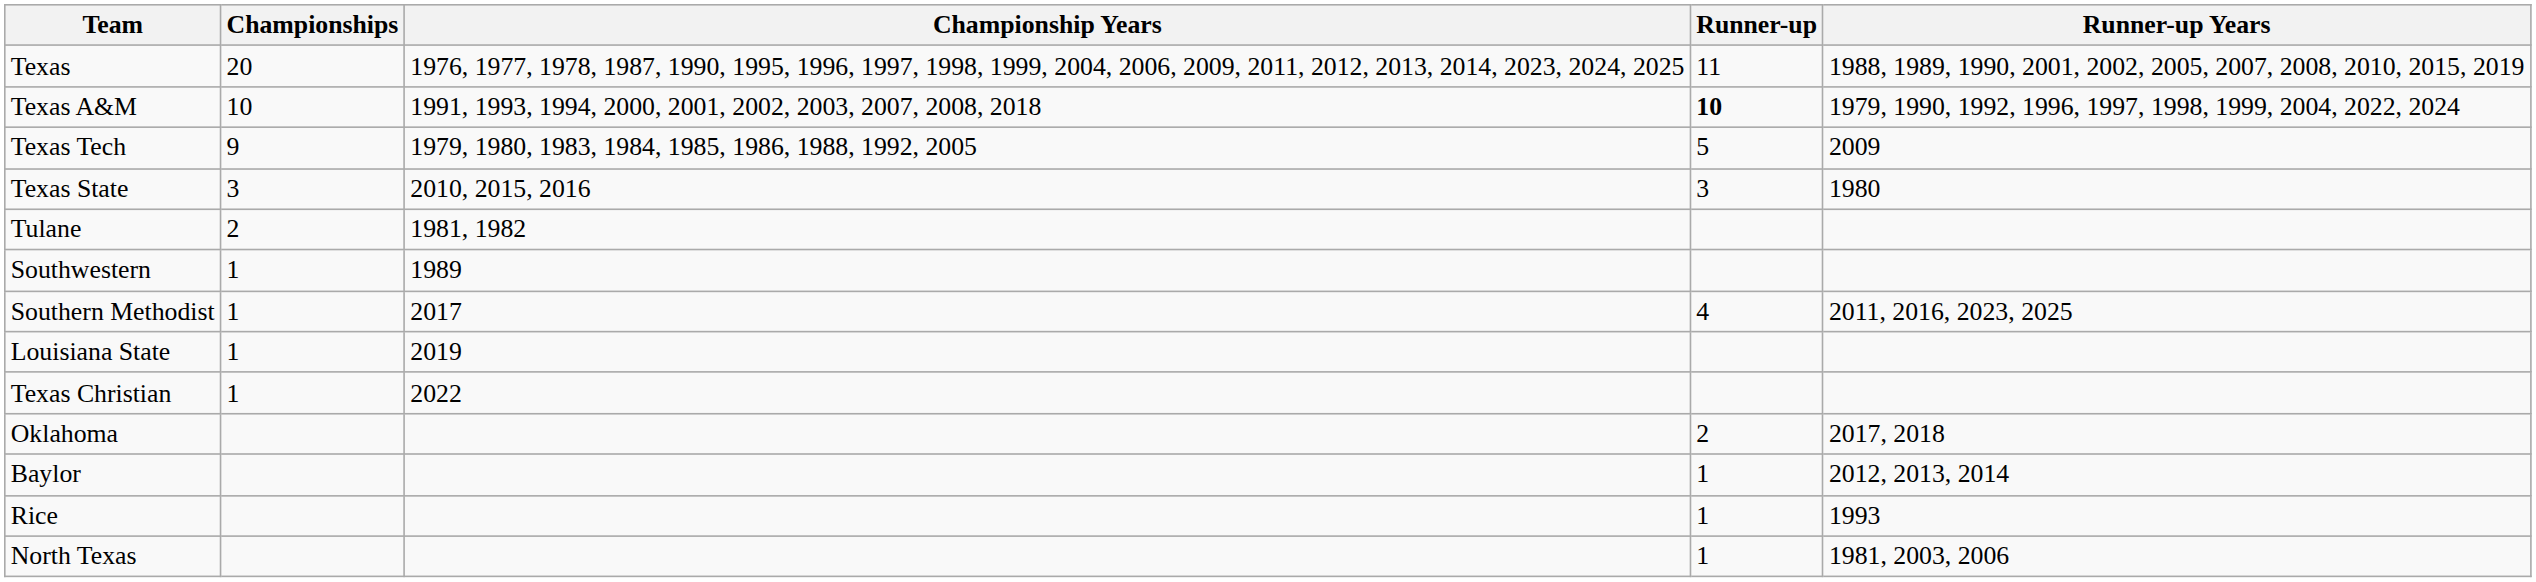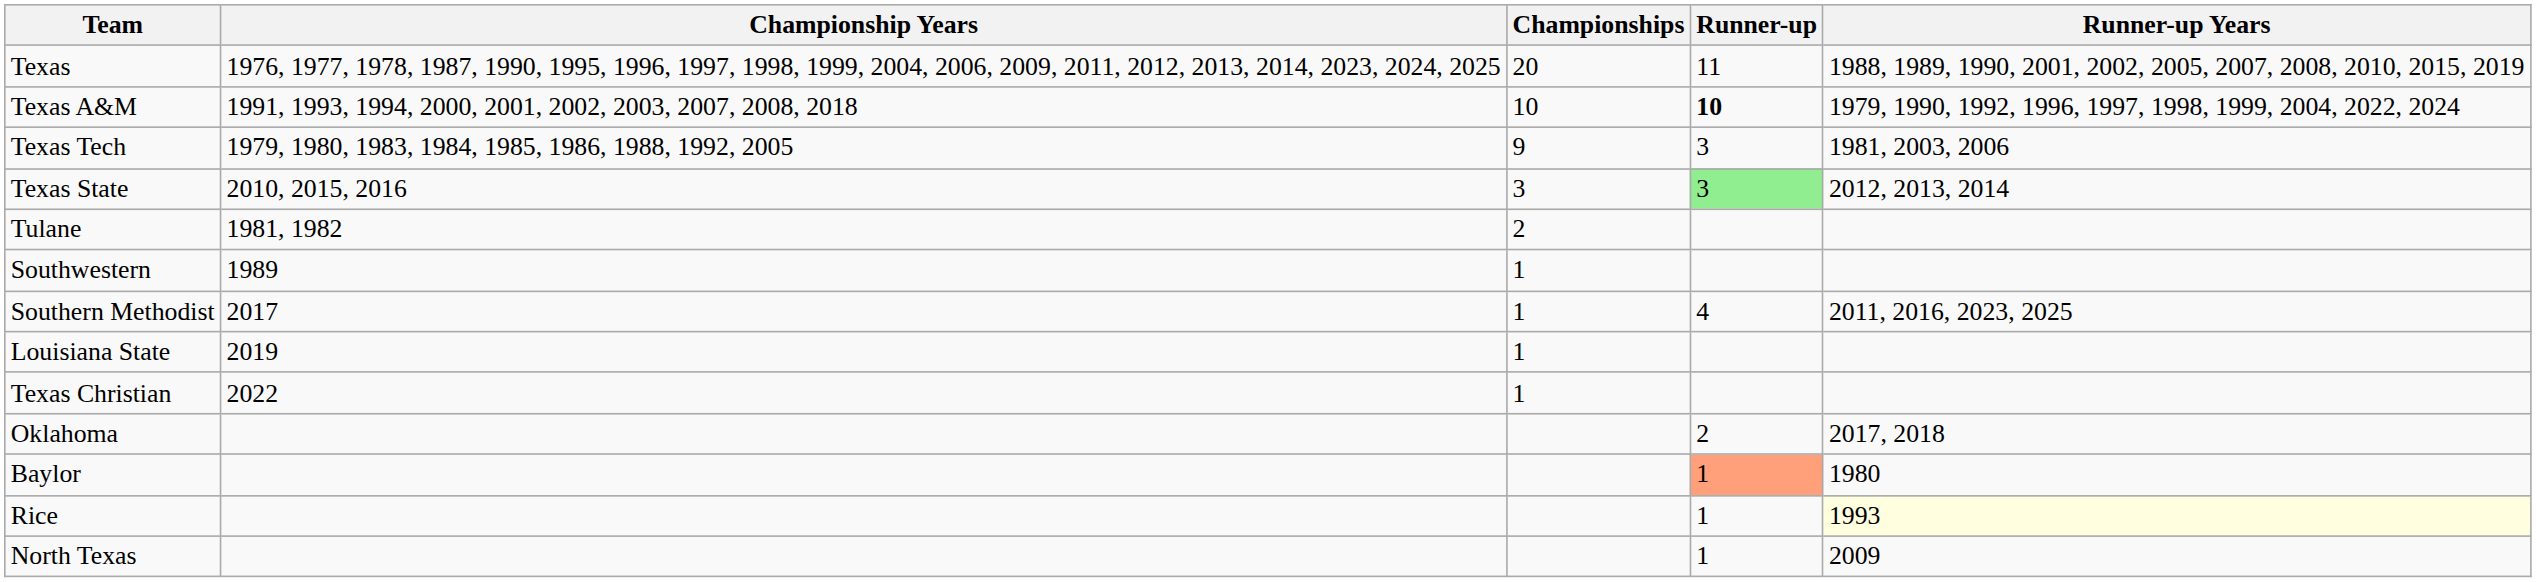columns swapped: (312, 24) <-> (1047, 24)
(1703, 147) 5 -> (1703, 147) 3
(1855, 147) 2009 -> (1919, 147) 1981, 2003, 2006
(1703, 188) no background -> (1703, 188) lightgreen background
(1855, 188) 1980 -> (1919, 188) 2012, 2013, 2014
(1703, 474) no background -> (1703, 474) lightsalmon background
(1919, 474) 2012, 2013, 2014 -> (1855, 474) 1980
(1855, 515) no background -> (1855, 515) lightyellow background
(1919, 556) 1981, 2003, 2006 -> (1855, 556) 2009
